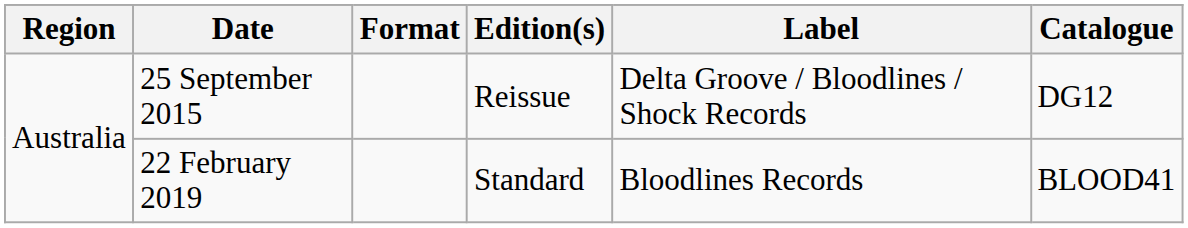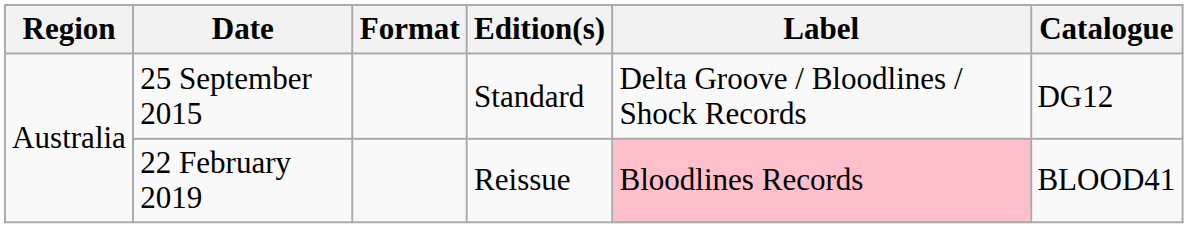(522, 95) Reissue -> (529, 95) Standard
(529, 179) Standard -> (522, 179) Reissue
(741, 179) no background -> (741, 179) pink background
